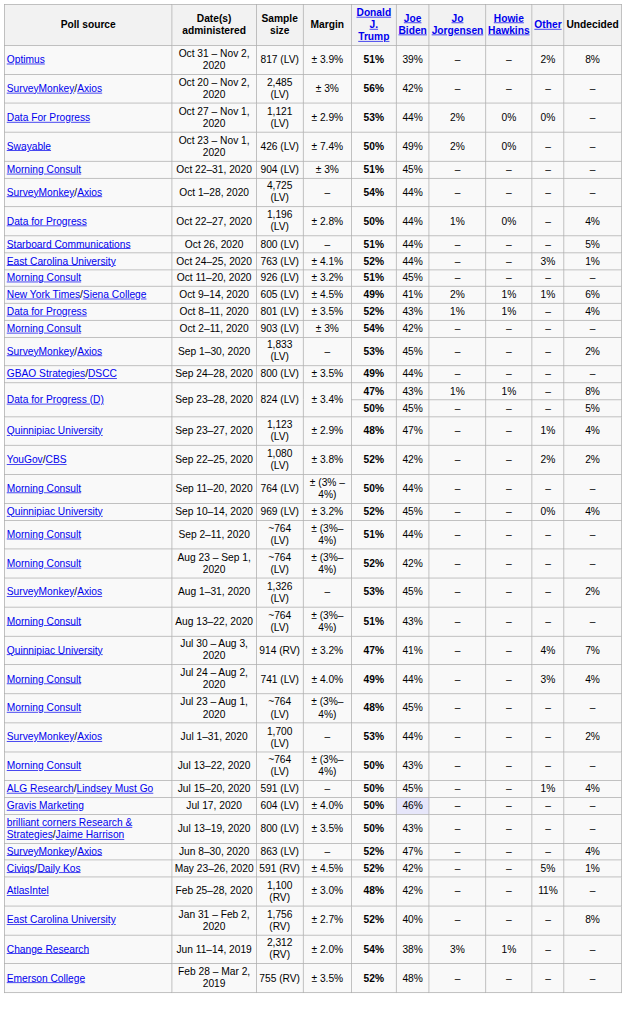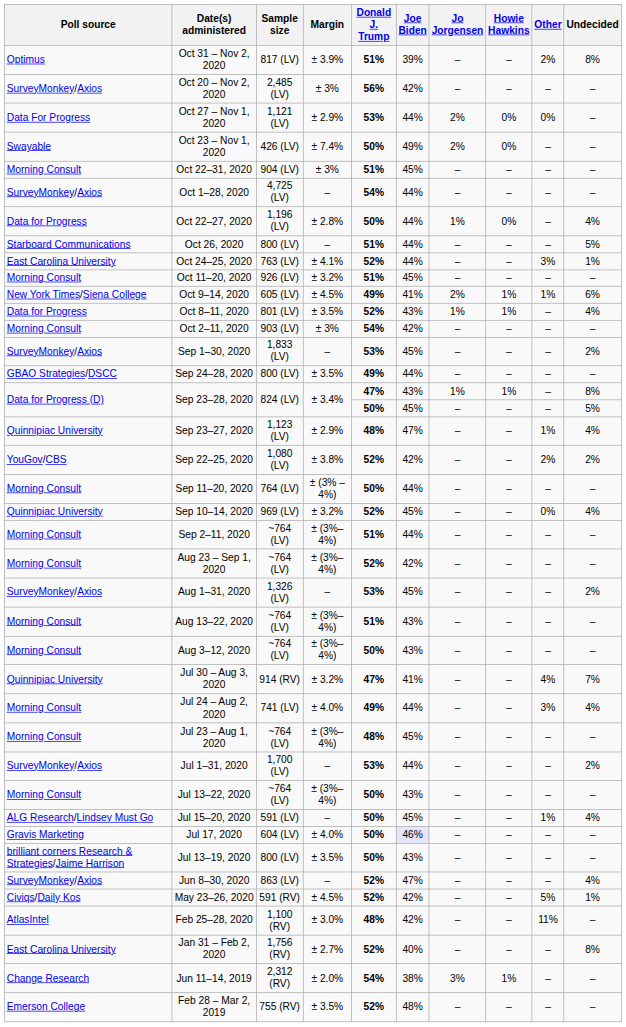+ row: (214, 650)
